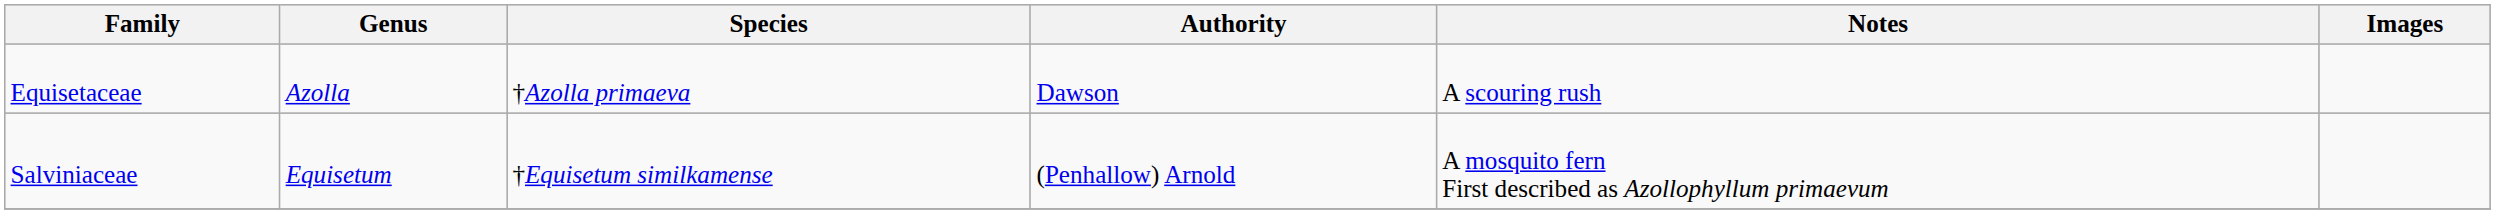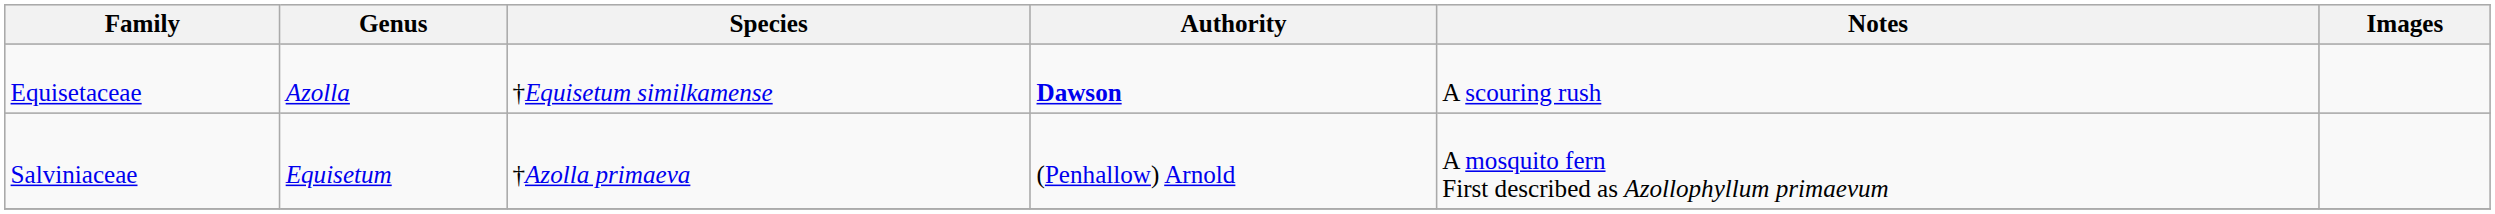(601, 92) †Azolla primaeva -> (643, 92) †Equisetum similkamense
(1078, 92) normal -> (1079, 92) bold
(643, 174) †Equisetum similkamense -> (601, 174) †Azolla primaeva
